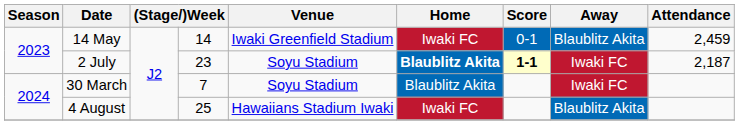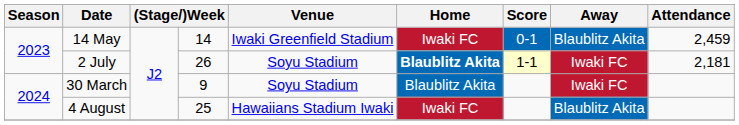(203, 62) 23 -> (203, 62) 26
(527, 62) bold -> (527, 62) normal
(712, 62) 2,187 -> (712, 62) 2,181
(203, 85) 7 -> (203, 85) 9
